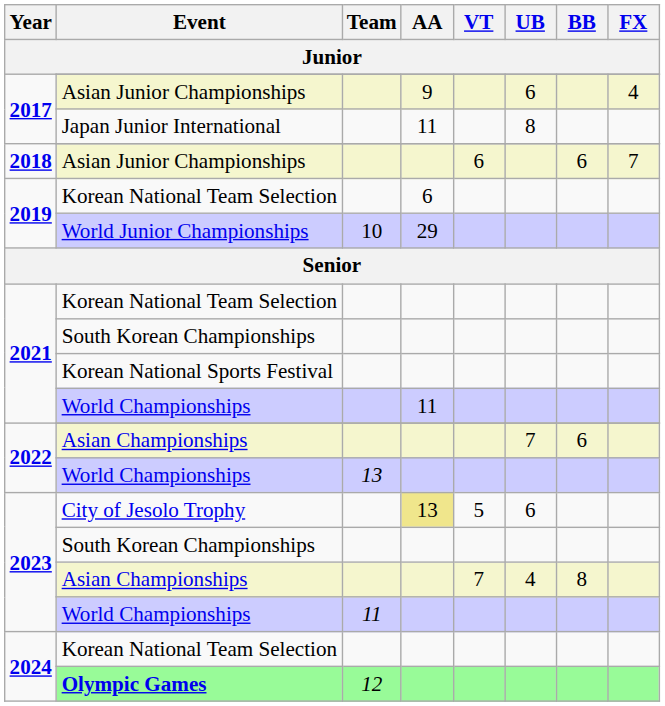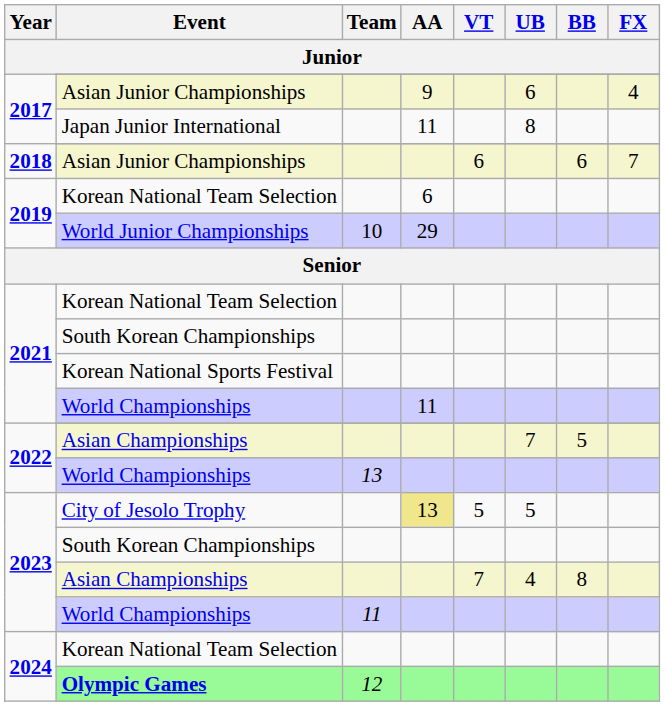(582, 440) 6 -> (582, 440) 5
(530, 509) 6 -> (530, 509) 5
